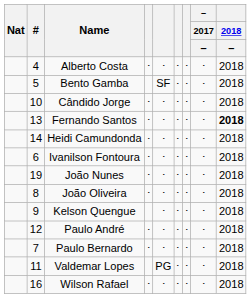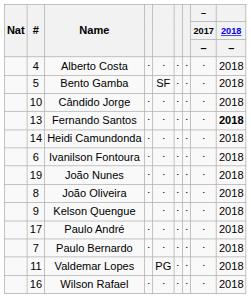(36, 229) 12 -> (36, 229) 17
